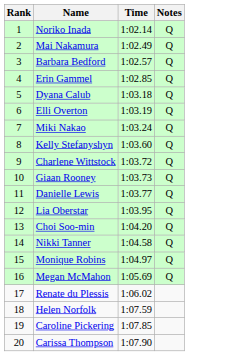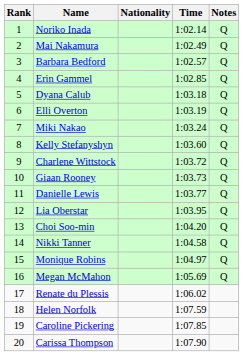+ column: (145, 12)
